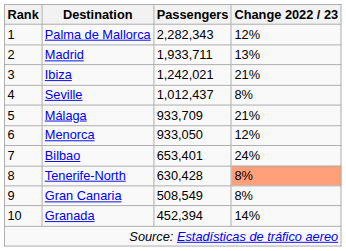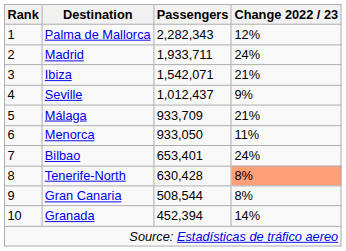(247, 54) 13% -> (247, 54) 24%
(185, 75) 1,242,021 -> (185, 75) 1,542,071
(244, 95) 8% -> (244, 95) 9%
(247, 135) 12% -> (247, 135) 11%
(180, 196) 508,549 -> (180, 196) 508,544
